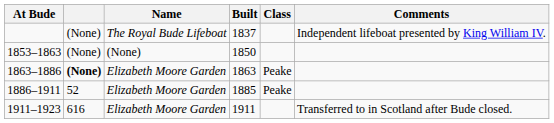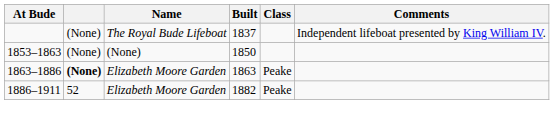(244, 90) 1885 -> (244, 90) 1882
- row: (34, 109)
